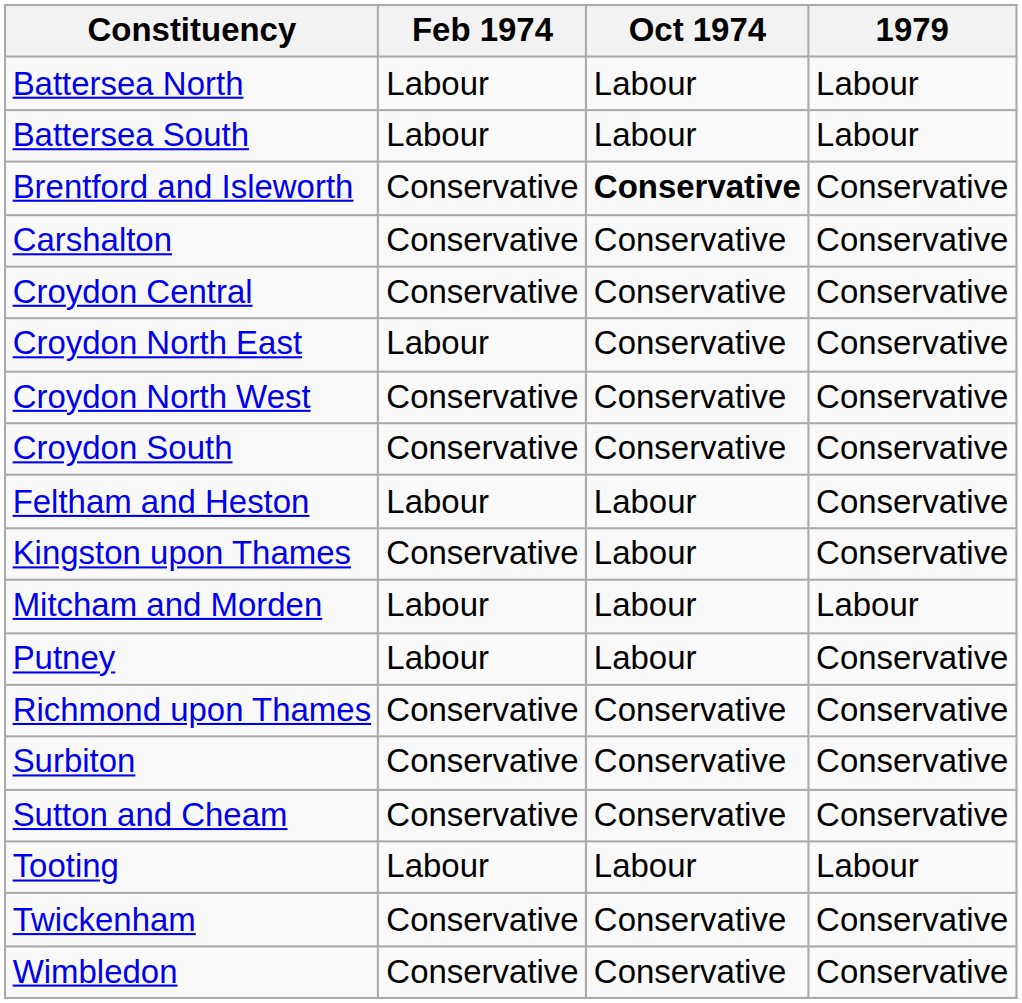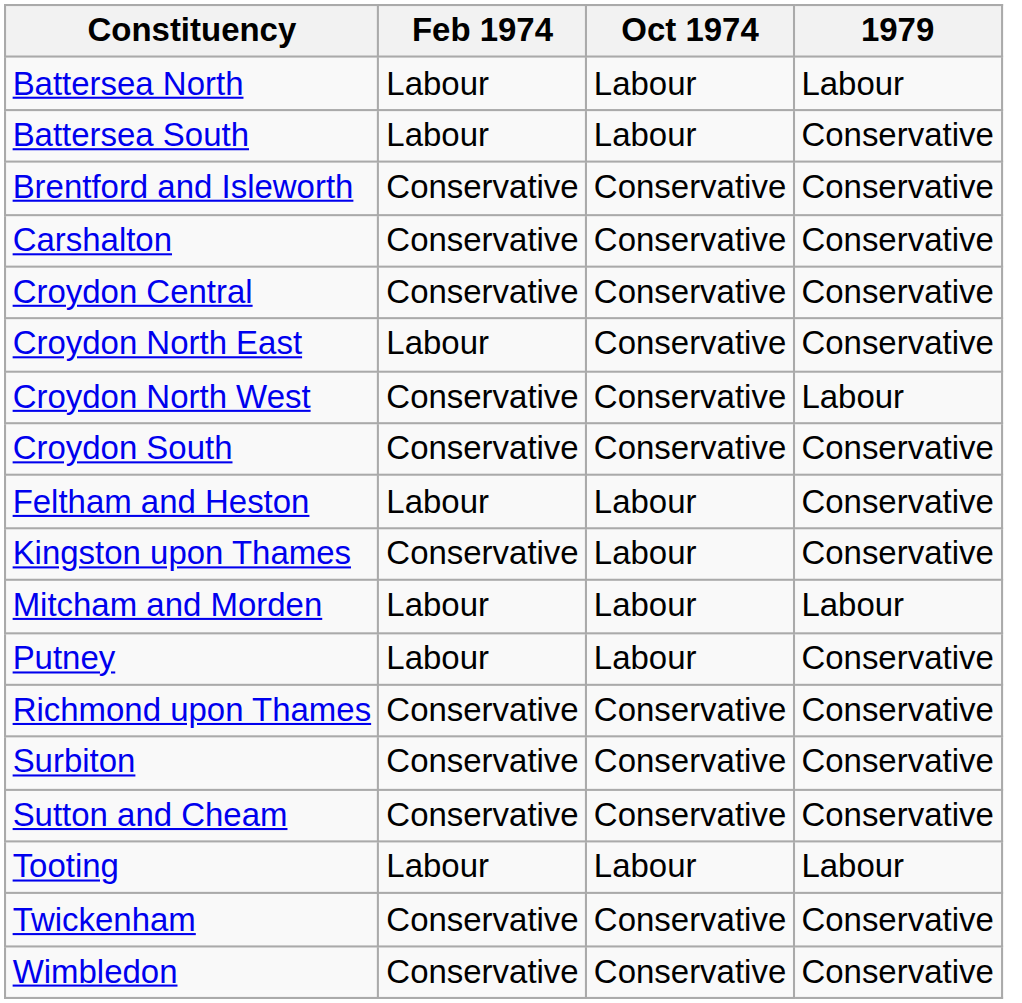(867, 135) Labour -> (898, 135) Conservative
(697, 187) bold -> (690, 187) normal
(912, 396) Conservative -> (853, 396) Labour
